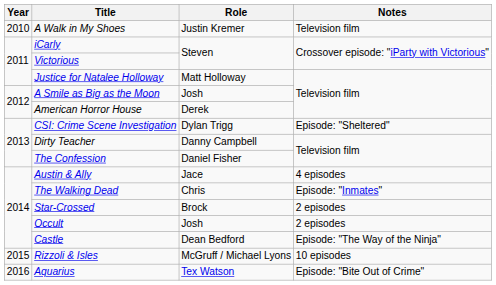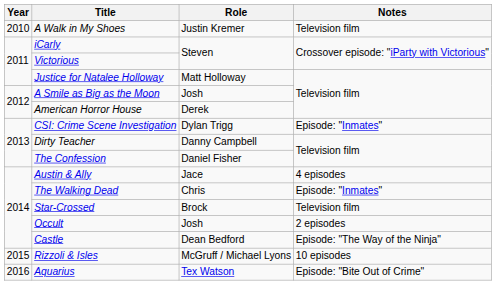(343, 126) Episode: "Sheltered" -> (339, 126) Episode: "Inmates"
(321, 207) 2 episodes -> (328, 207) Television film
